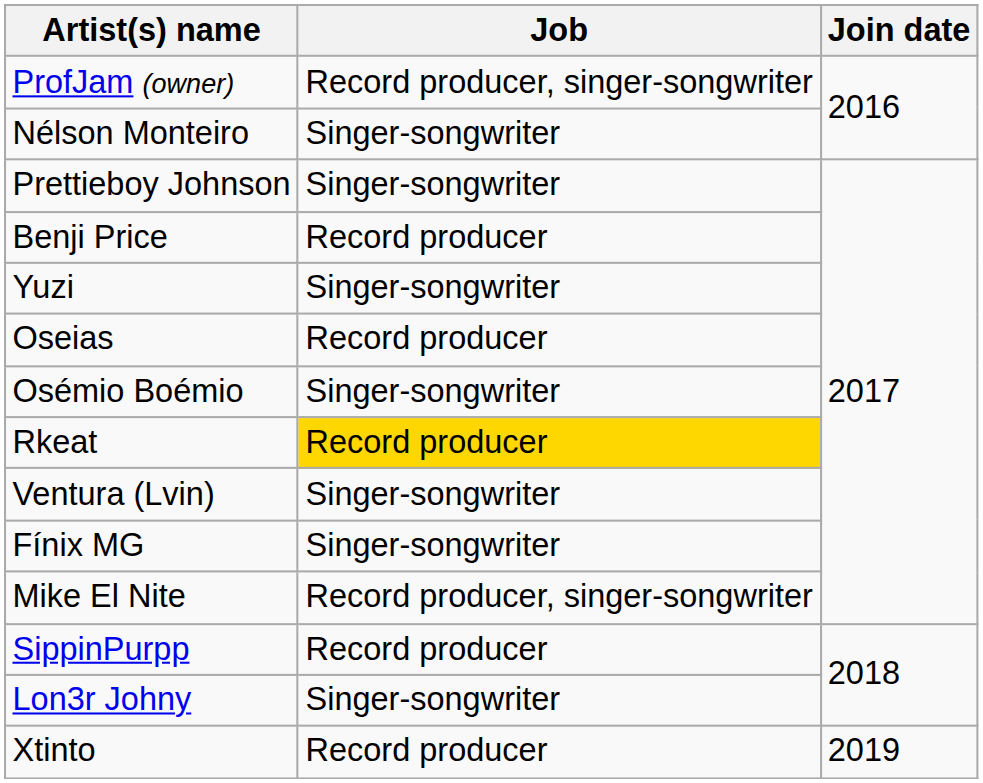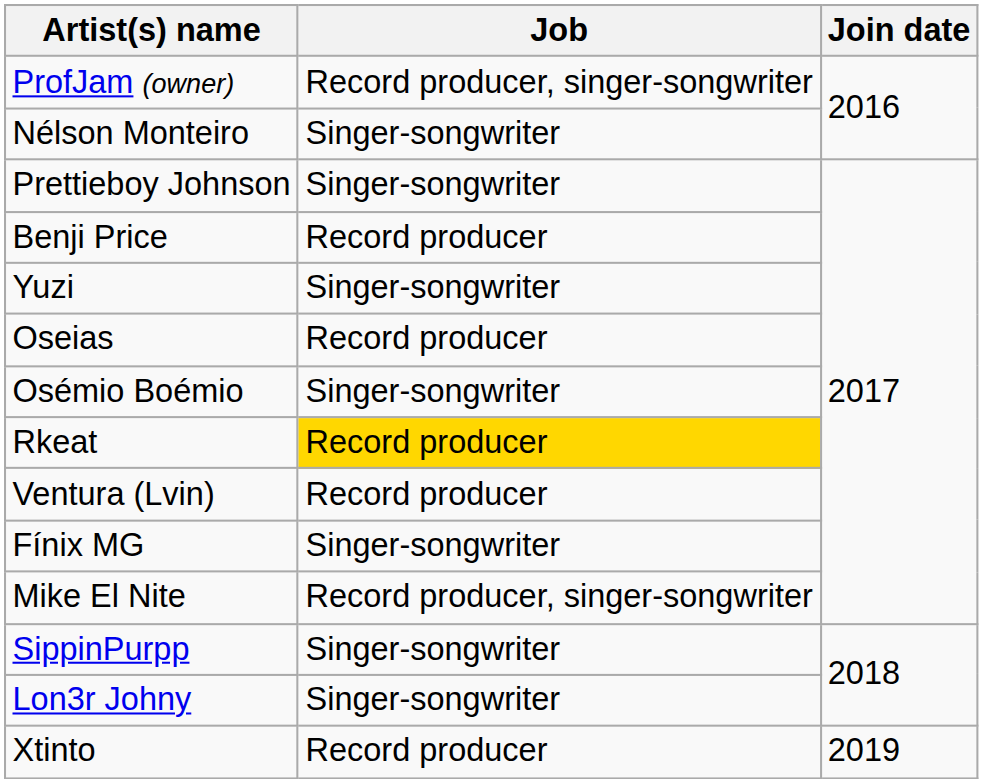(433, 493) Singer-songwriter -> (427, 493) Record producer
(427, 648) Record producer -> (433, 648) Singer-songwriter
